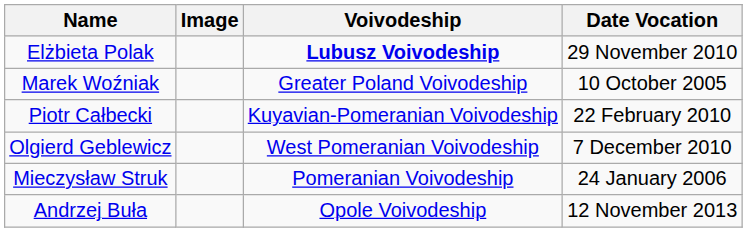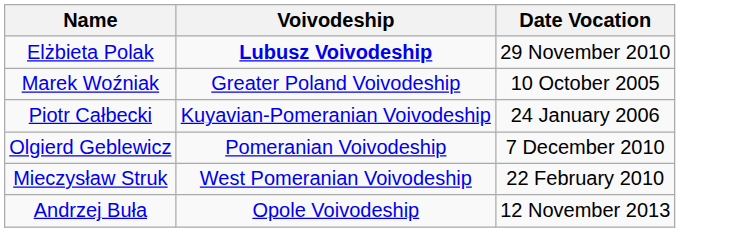- column: (210, 20)
(652, 115) 22 February 2010 -> (585, 115) 24 January 2006
(403, 147) West Pomeranian Voivodeship -> (336, 147) Pomeranian Voivodeship
(403, 178) Pomeranian Voivodeship -> (336, 178) West Pomeranian Voivodeship
(652, 178) 24 January 2006 -> (585, 178) 22 February 2010
